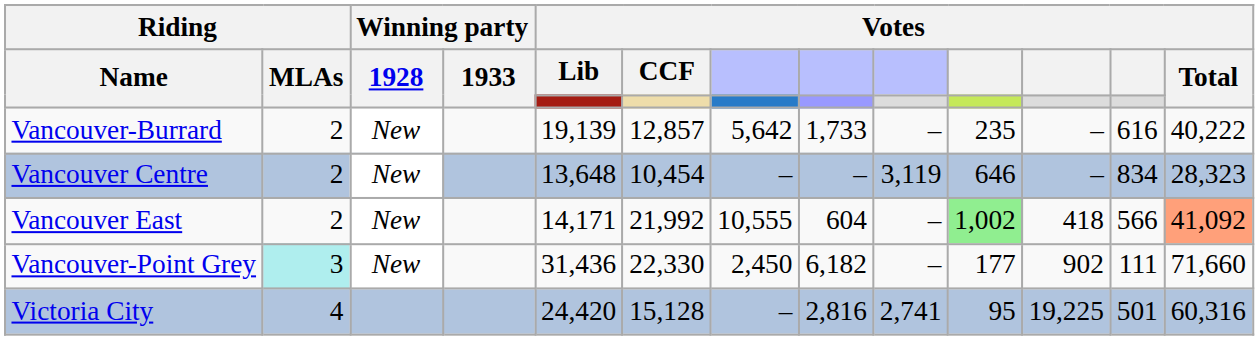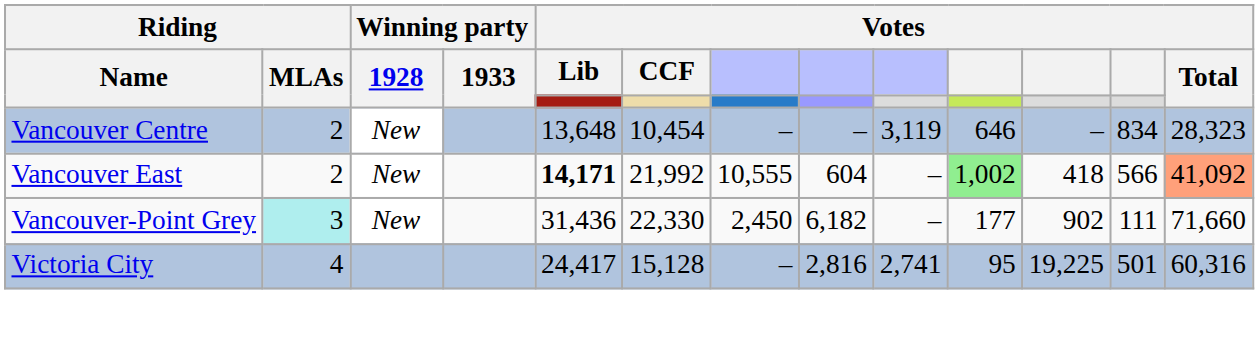- row: (117, 129)
(579, 219) normal -> (579, 174) bold
(579, 310) 24,420 -> (579, 265) 24,417
